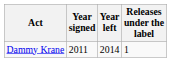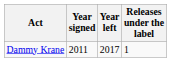(110, 49) 2014 -> (110, 49) 2017
